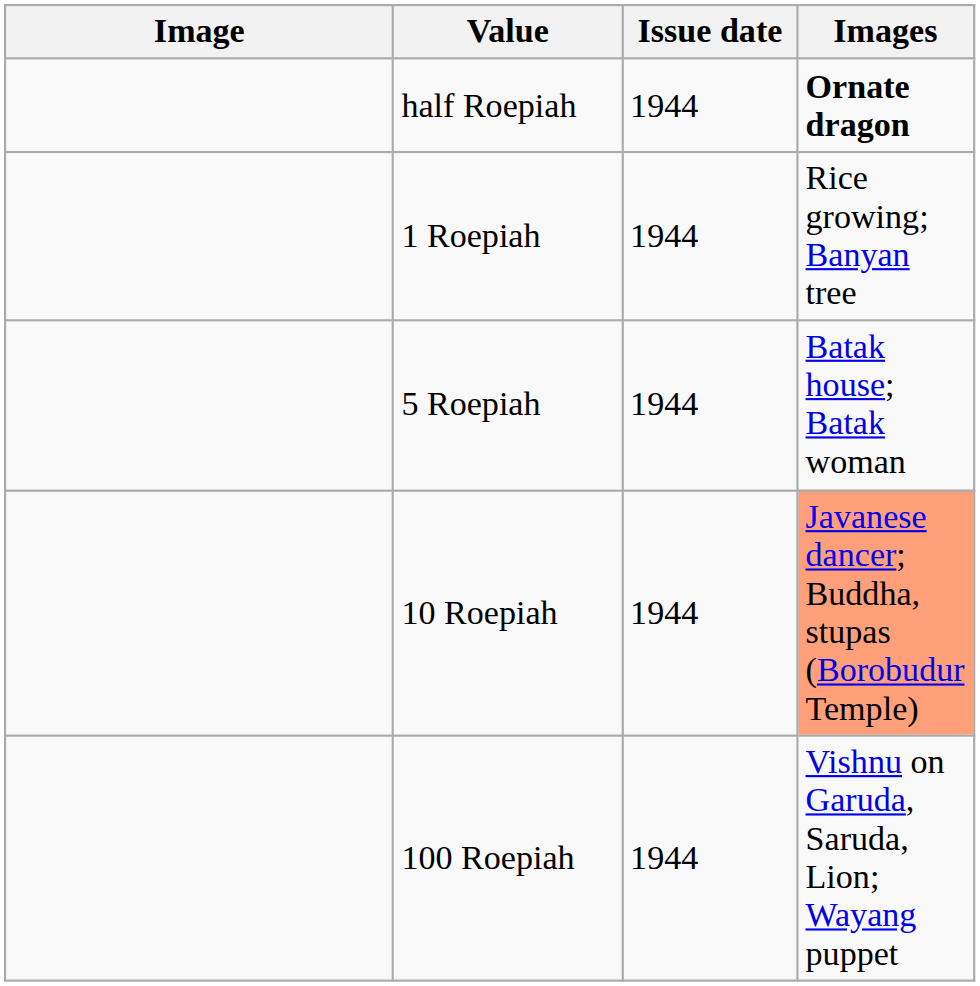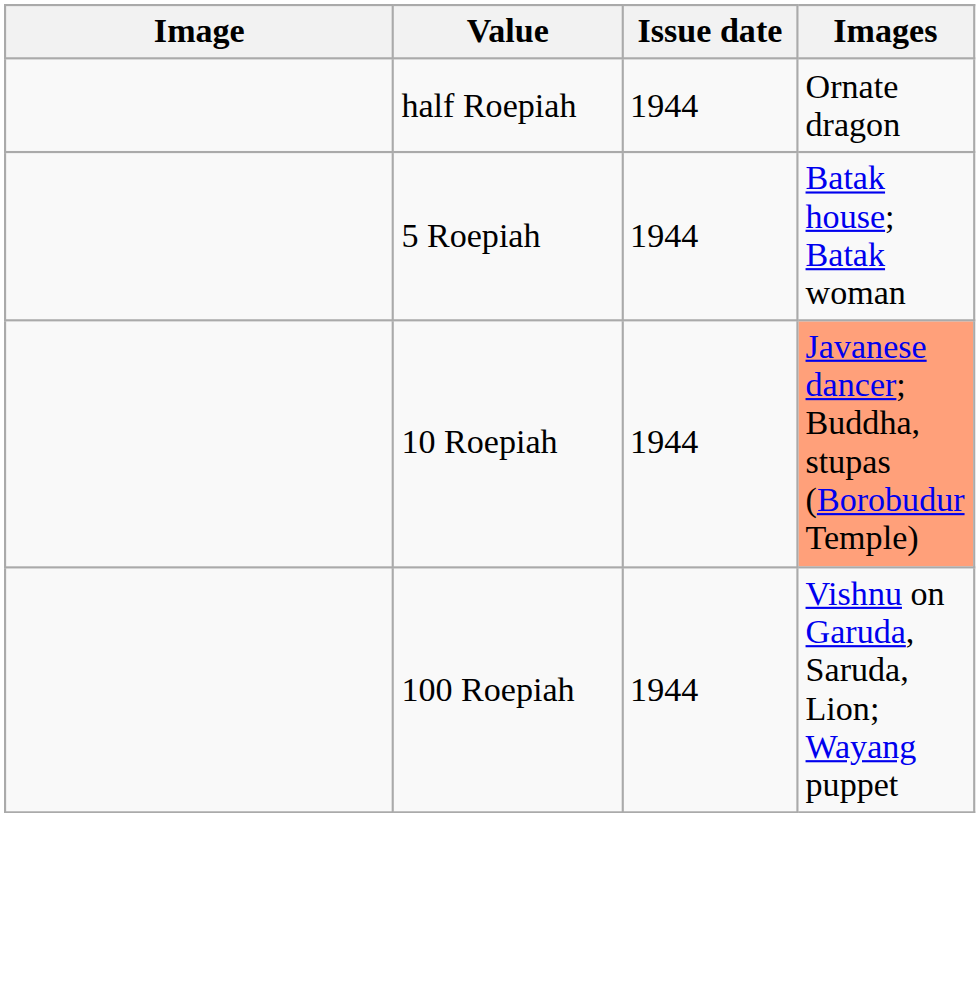(858, 104) bold -> (853, 104) normal
- row: (471, 235)
